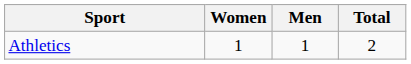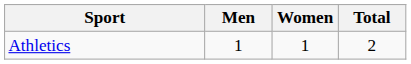columns swapped: (305, 18) <-> (238, 18)
